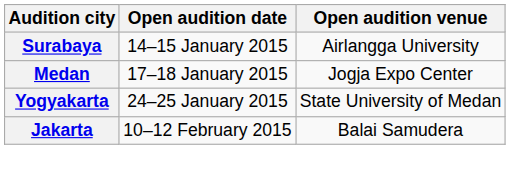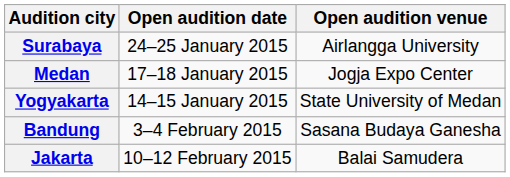(207, 46) 14–15 January 2015 -> (207, 46) 24–25 January 2015
(207, 102) 24–25 January 2015 -> (207, 102) 14–15 January 2015
+ row: (62, 130)
